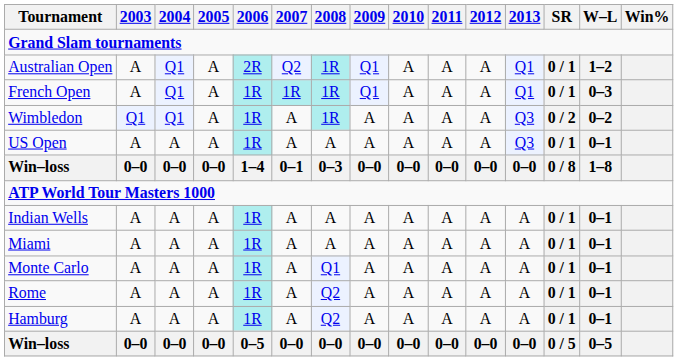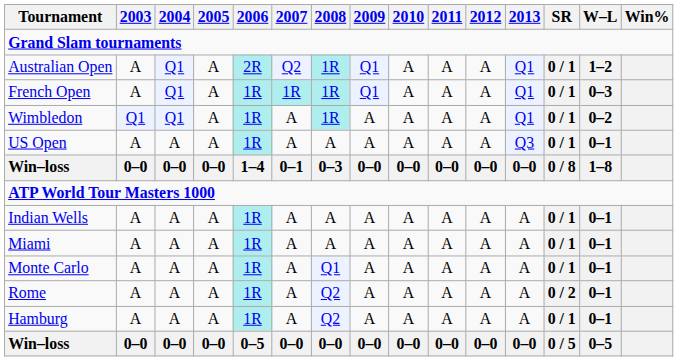(524, 117) Q3 -> (524, 117) Q1
(562, 117) 0 / 2 -> (562, 117) 0 / 1
(562, 293) 0 / 1 -> (562, 293) 0 / 2
